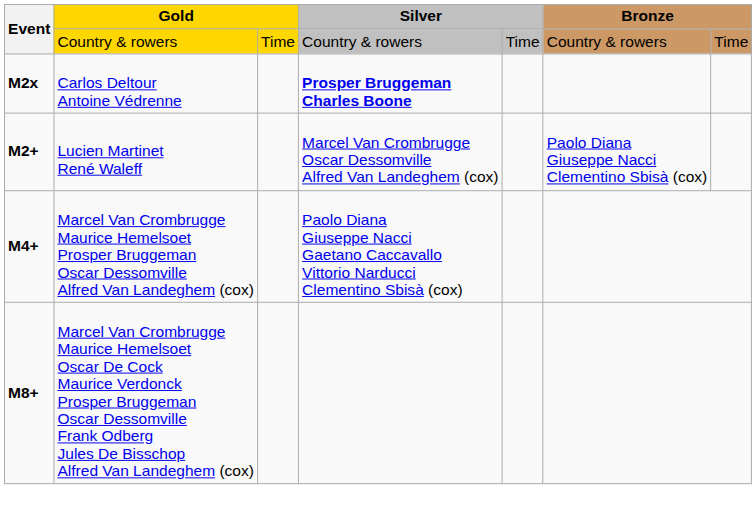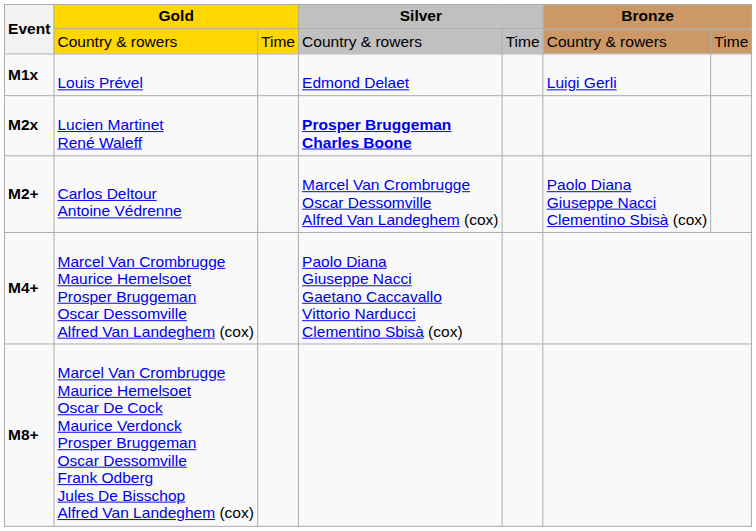+ row: (23, 74)
(120, 92) Carlos Deltour Antoine Védrenne -> (111, 134) Lucien Martinet René Waleff
(111, 160) Lucien Martinet René Waleff -> (120, 202) Carlos Deltour Antoine Védrenne
